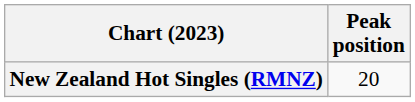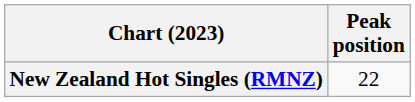(369, 79) 20 -> (369, 79) 22
